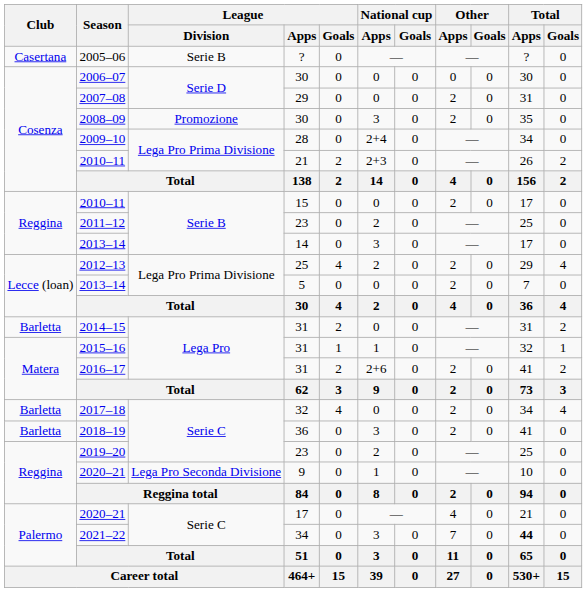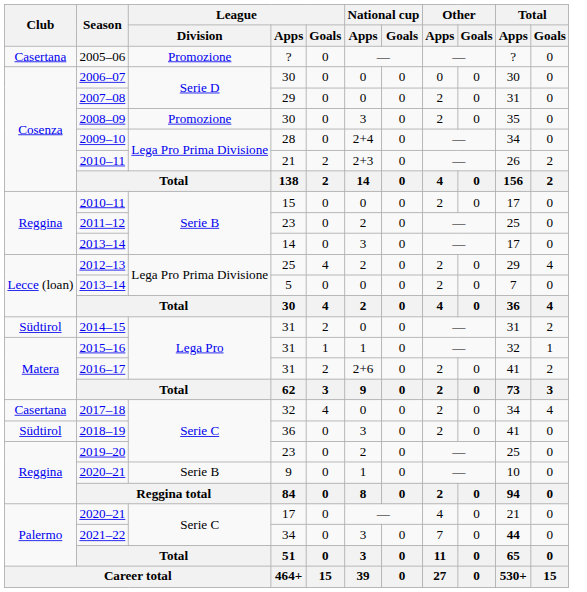(206, 56) Serie B -> (200, 56) Promozione
(40, 327) Barletta -> (40, 327) Südtirol
(40, 410) Barletta -> (40, 410) Casertana
(40, 431) Barletta -> (40, 431) Südtirol
(206, 472) Lega Pro Seconda Divisione -> (200, 472) Serie B
